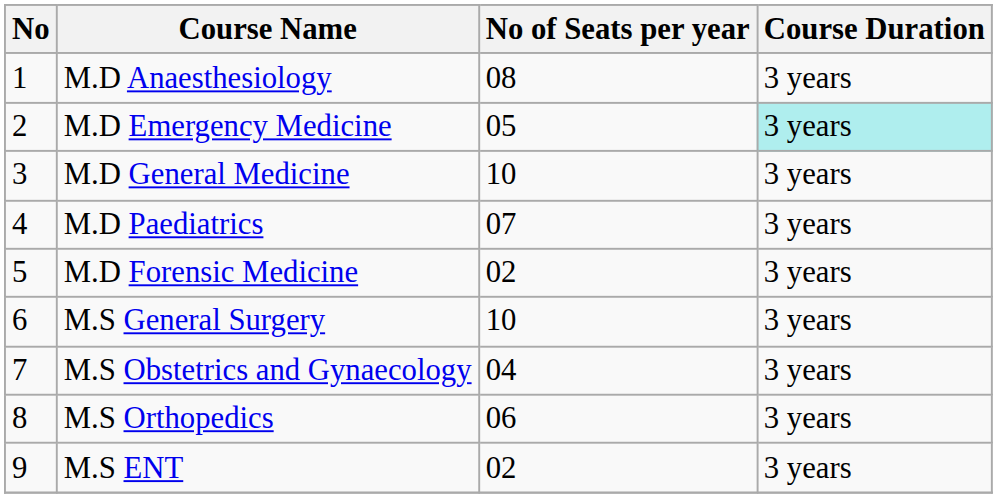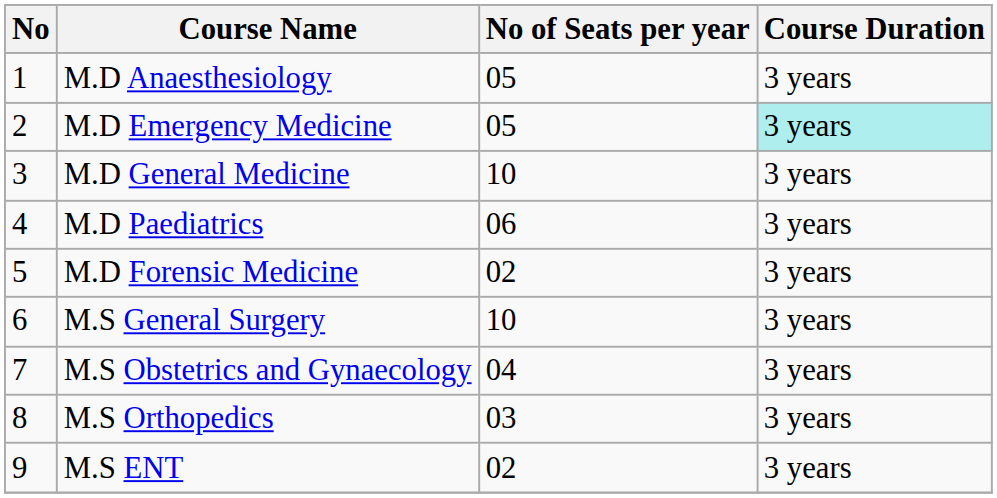(501, 77) 08 -> (501, 77) 05
(501, 223) 07 -> (501, 223) 06
(501, 418) 06 -> (501, 418) 03
